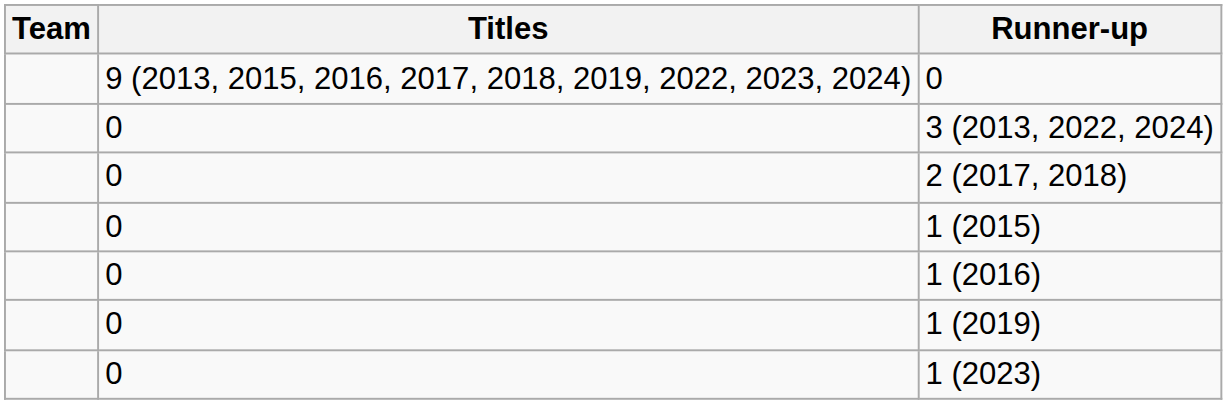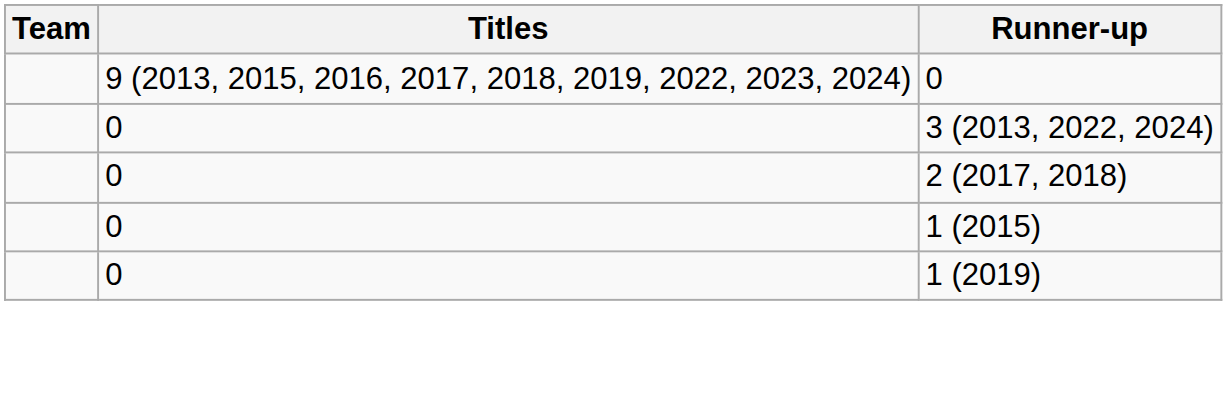- row: (983, 275)
- row: (983, 373)
